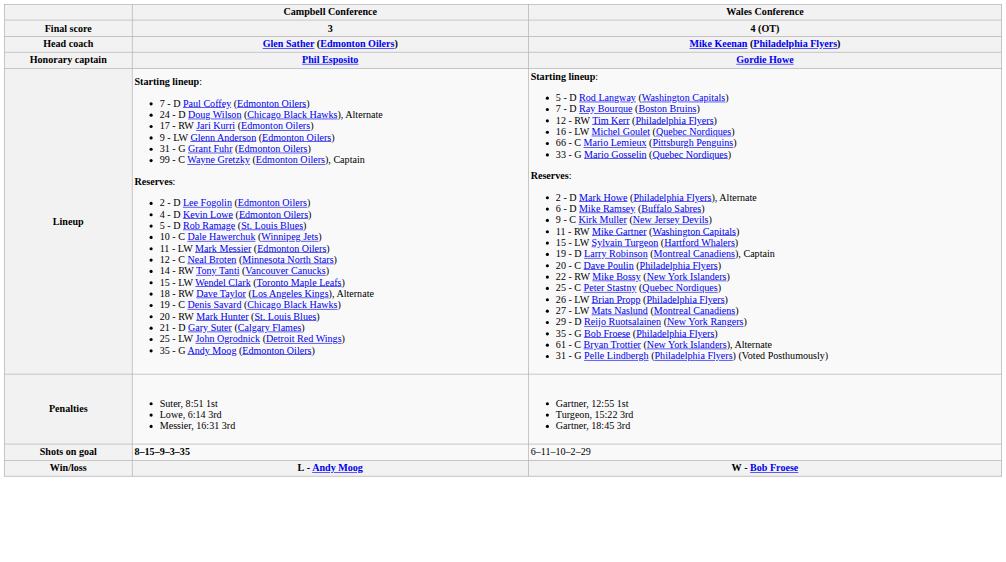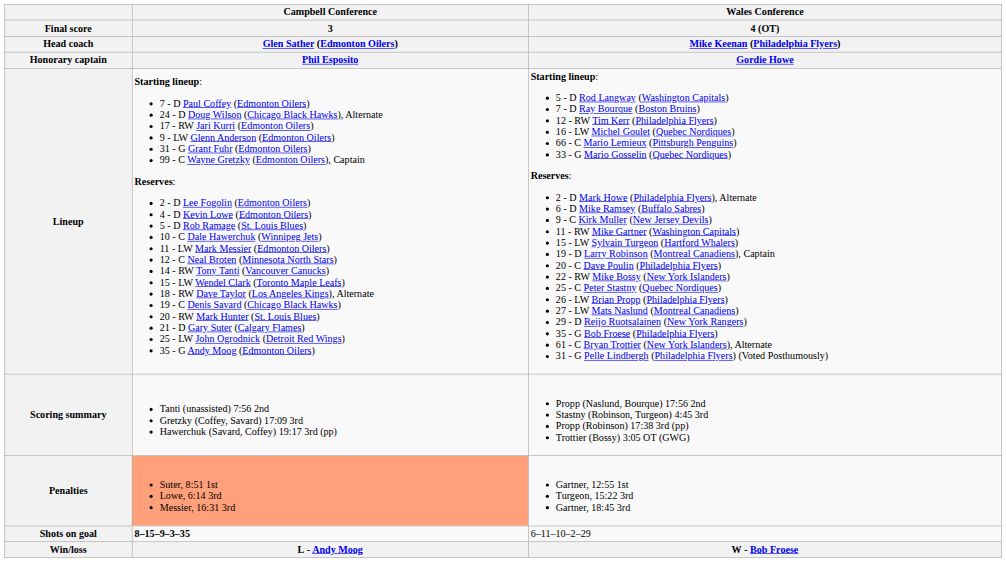+ row: (68, 414)
(330, 415) no background -> (330, 496) lightsalmon background
